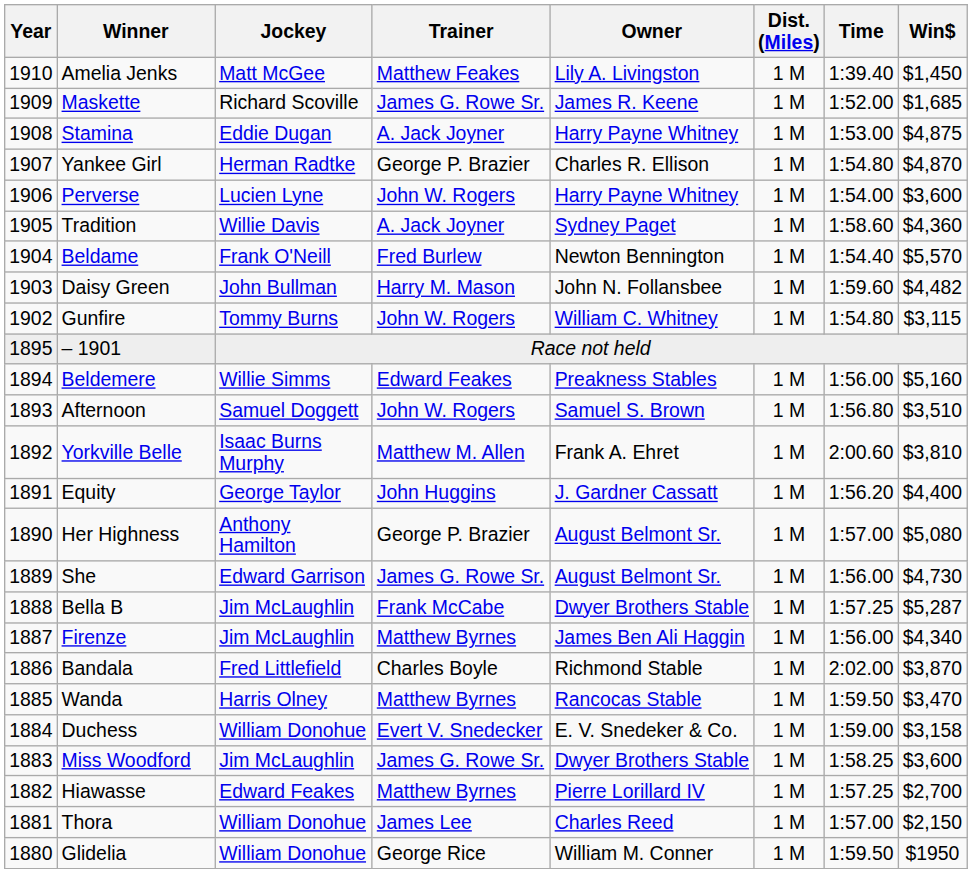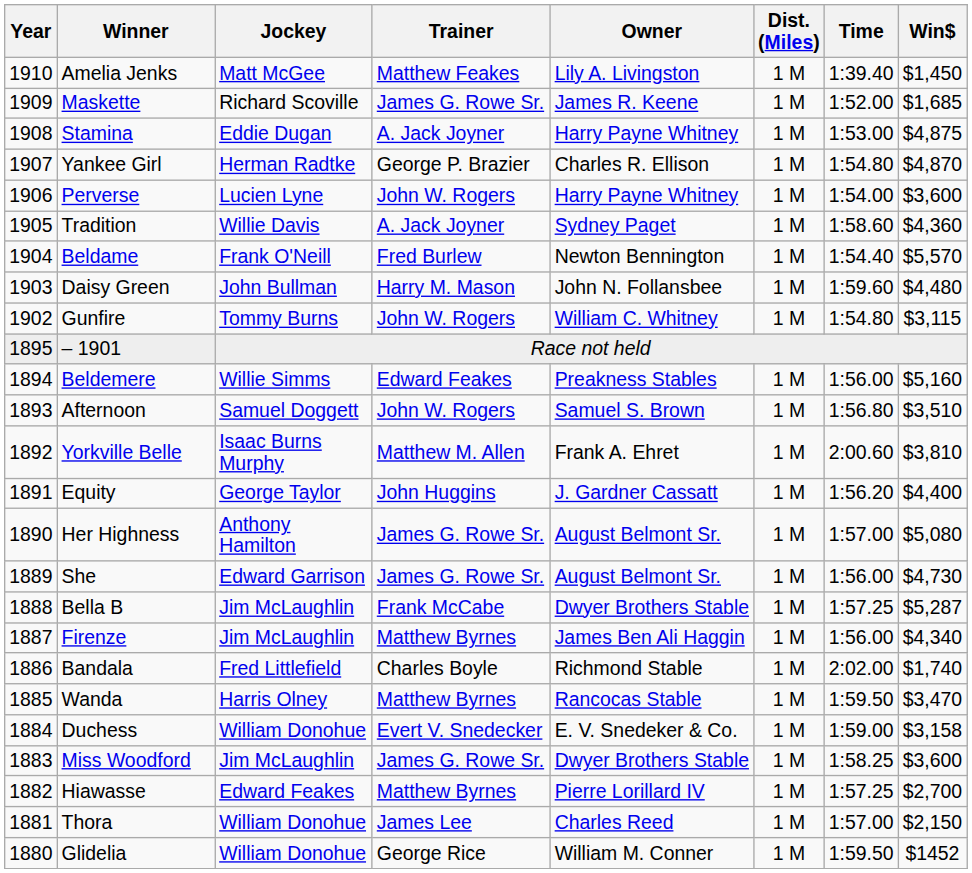(932, 288) $4,482 -> (932, 288) $4,480
(453, 535) George P. Brazier -> (460, 535) James G. Rowe Sr.
(932, 669) $3,870 -> (932, 669) $1,740
(932, 853) $1950 -> (932, 853) $1452
